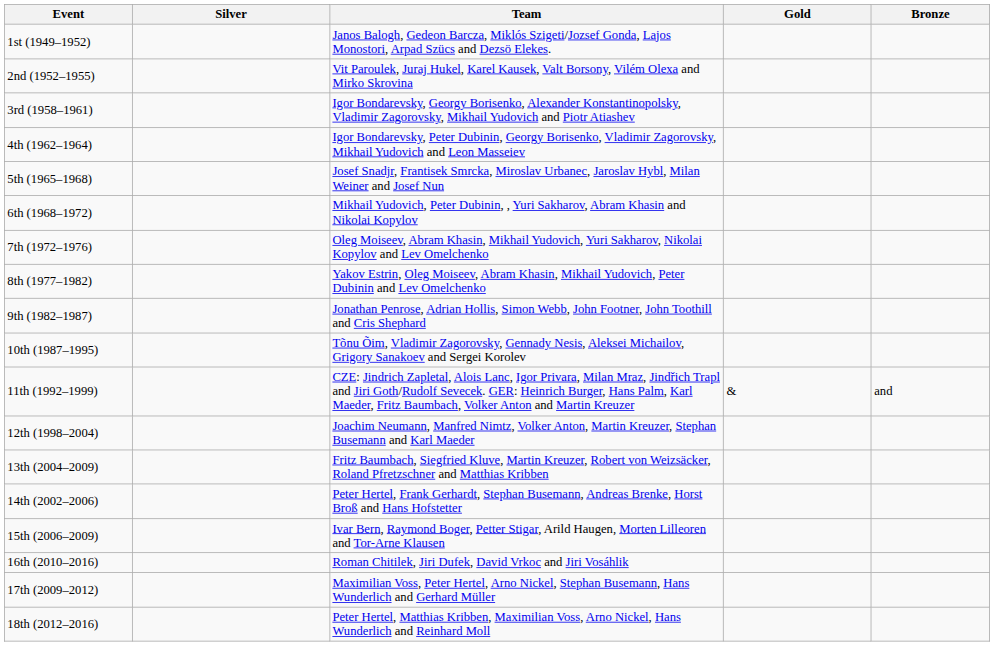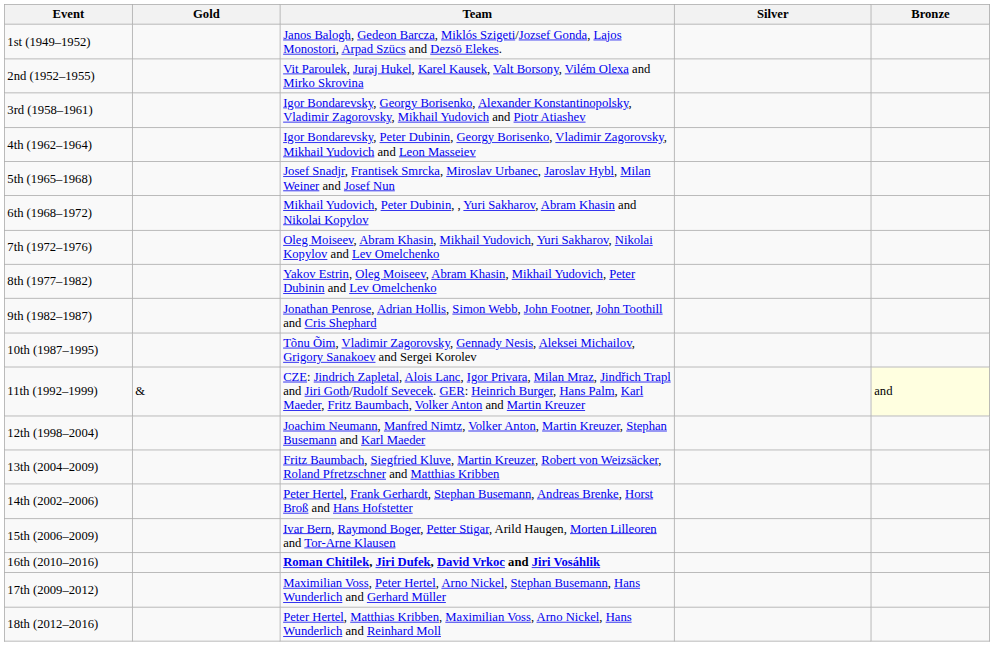columns swapped: (797, 14) <-> (231, 14)
(883, 391) no background -> (883, 391) lightyellow background
(481, 562) normal -> (442, 562) bold
